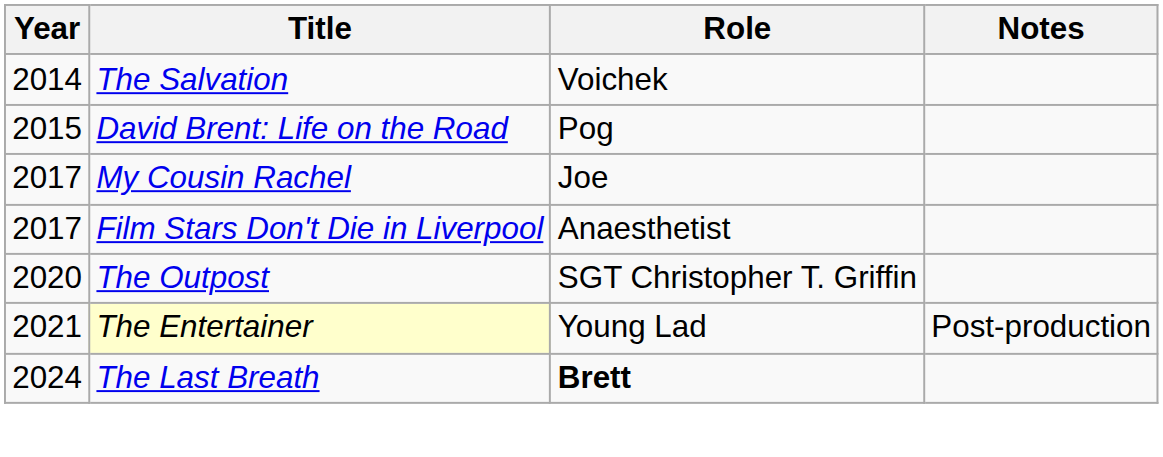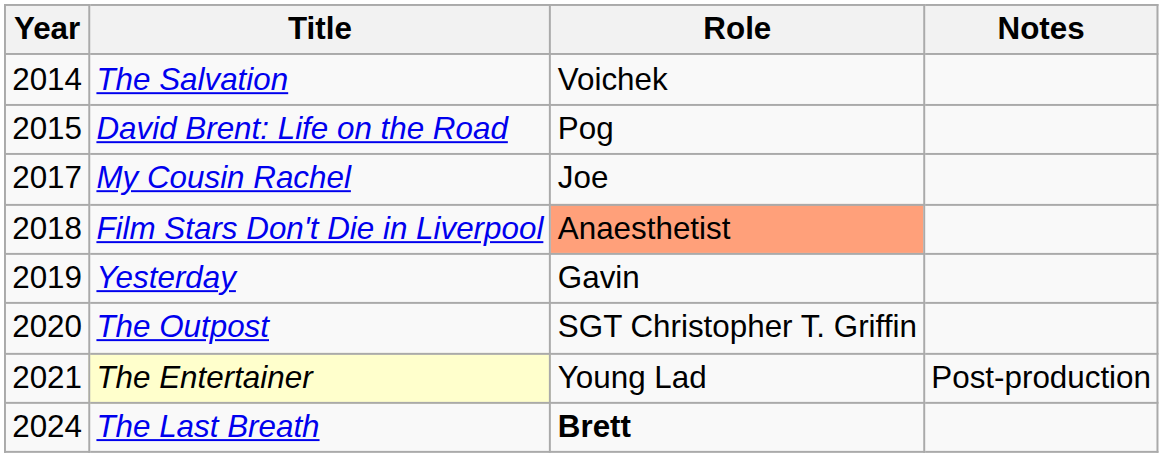(47, 228) 2017 -> (47, 228) 2018
(644, 228) no background -> (644, 228) lightsalmon background
+ row: (166, 278)
